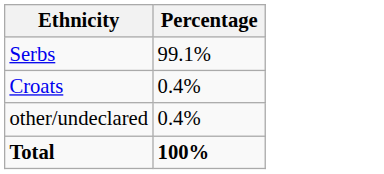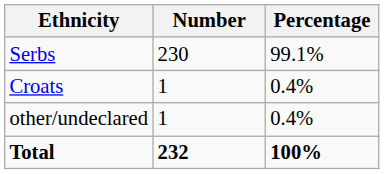+ column: (209, 20)
